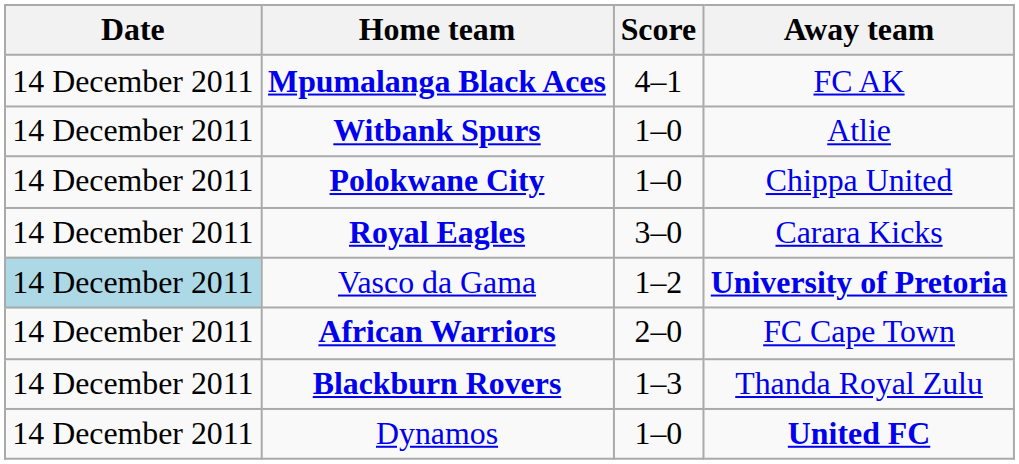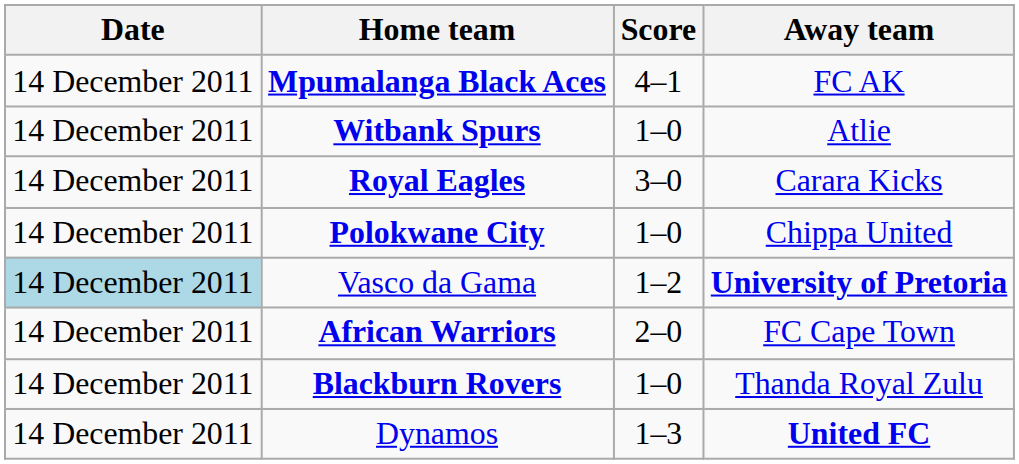rows swapped: (437, 231) <-> (437, 181)
(658, 383) 1–3 -> (658, 383) 1–0
(658, 433) 1–0 -> (658, 433) 1–3
